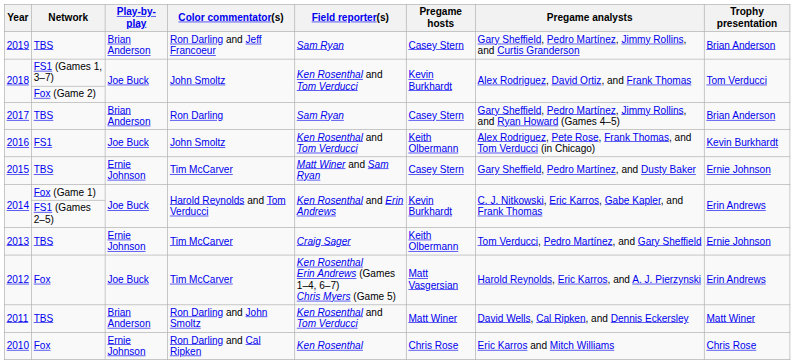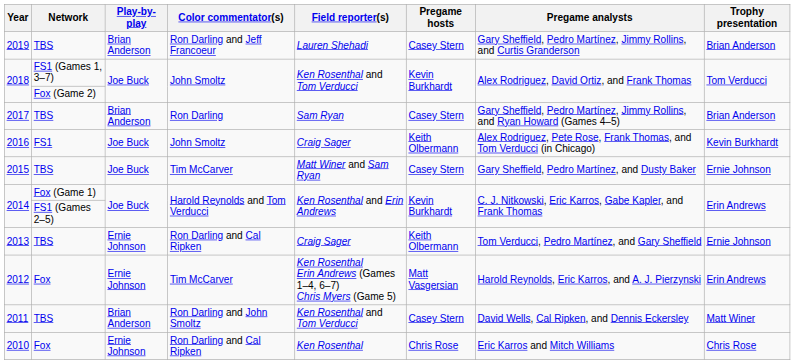(320, 45) Sam Ryan -> (332, 45) Lauren Shehadi
(340, 143) Ken Rosenthal and Tom Verducci -> (324, 143) Craig Sager
(126, 170) Ernie Johnson -> (128, 170) Joe Buck
(201, 241) Tim McCarver -> (215, 241) Ron Darling and Cal Ripken
(128, 280) Joe Buck -> (126, 280) Ernie Johnson
(433, 318) Matt Winer -> (436, 318) Casey Stern
